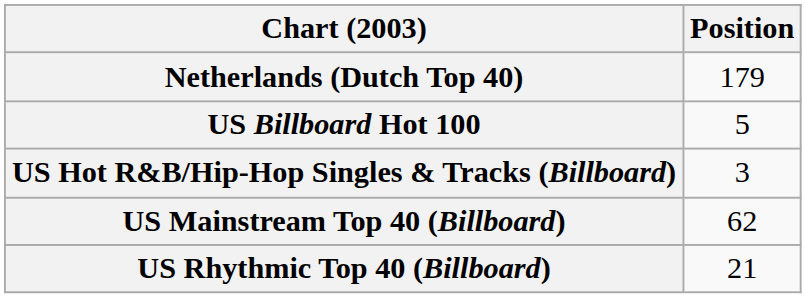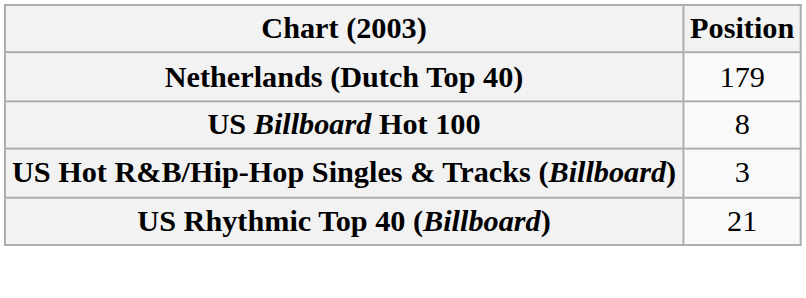(742, 124) 5 -> (742, 124) 8
- row: (344, 220)
